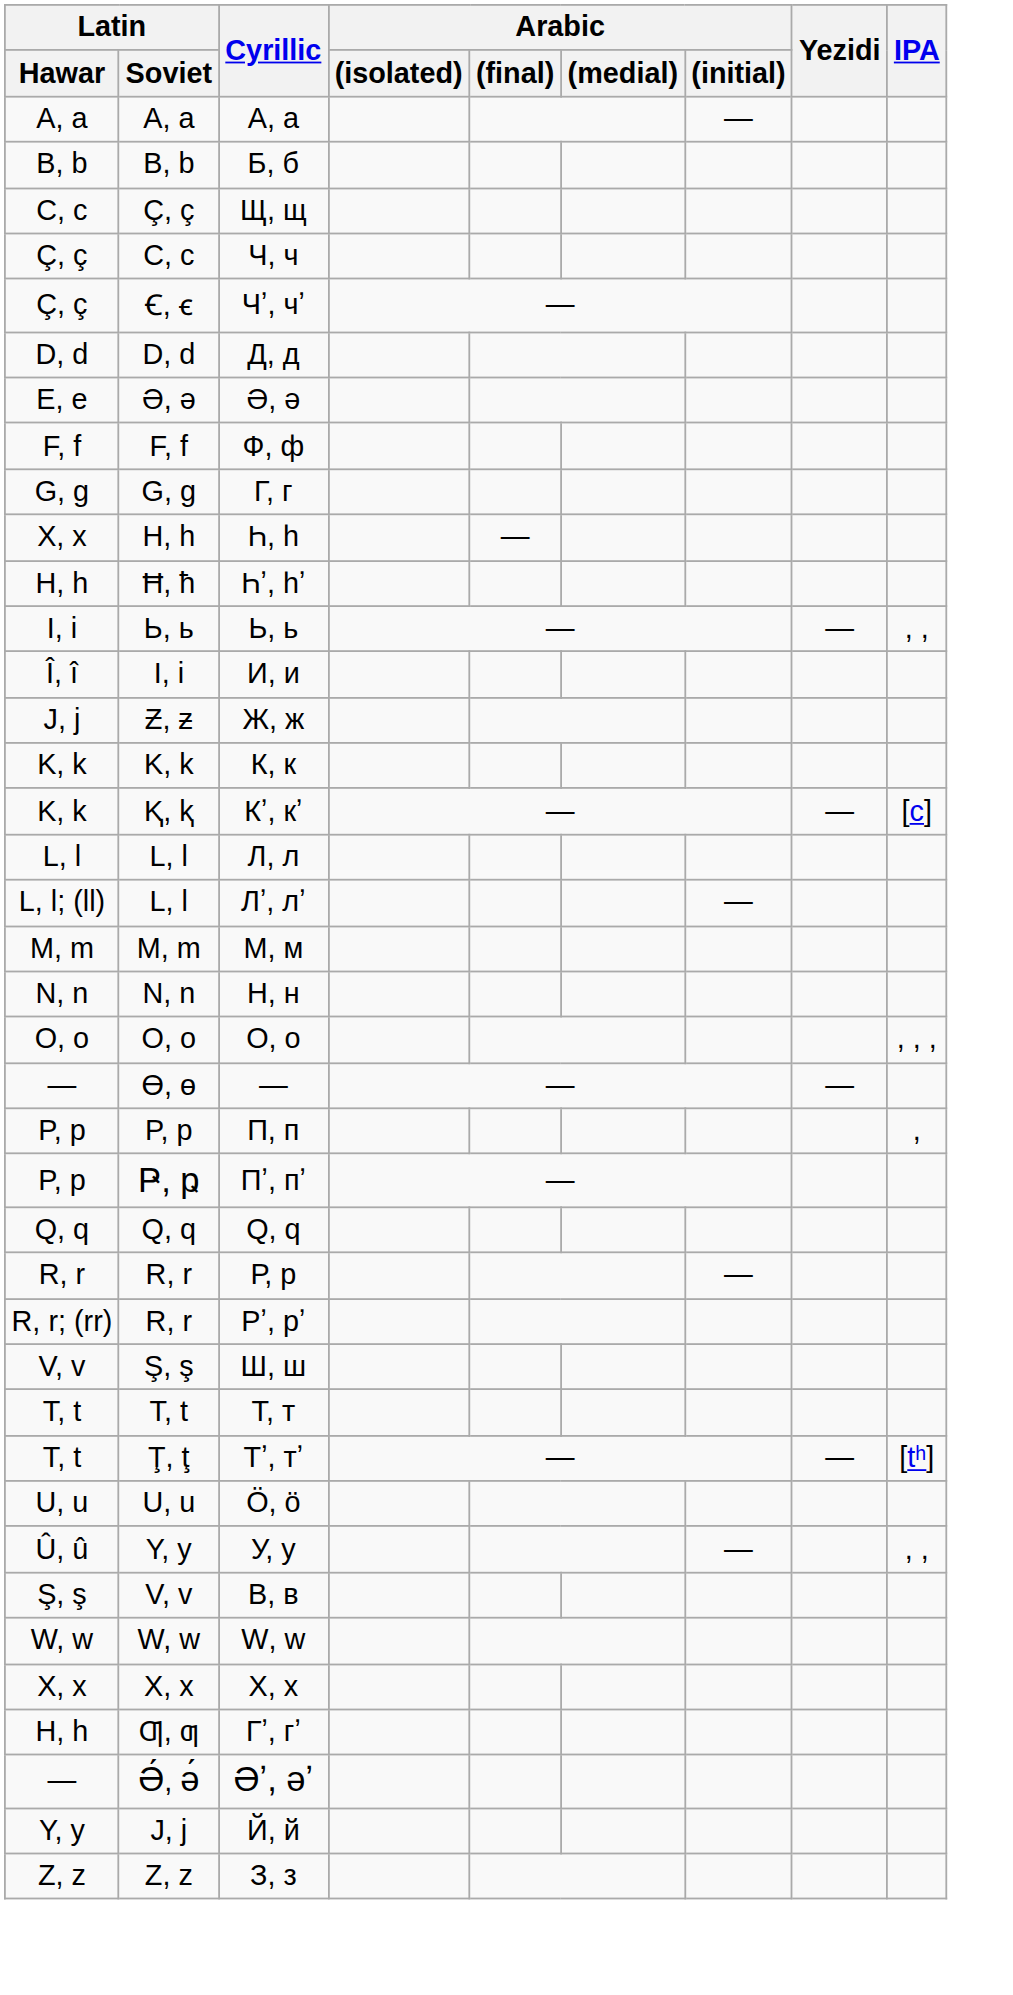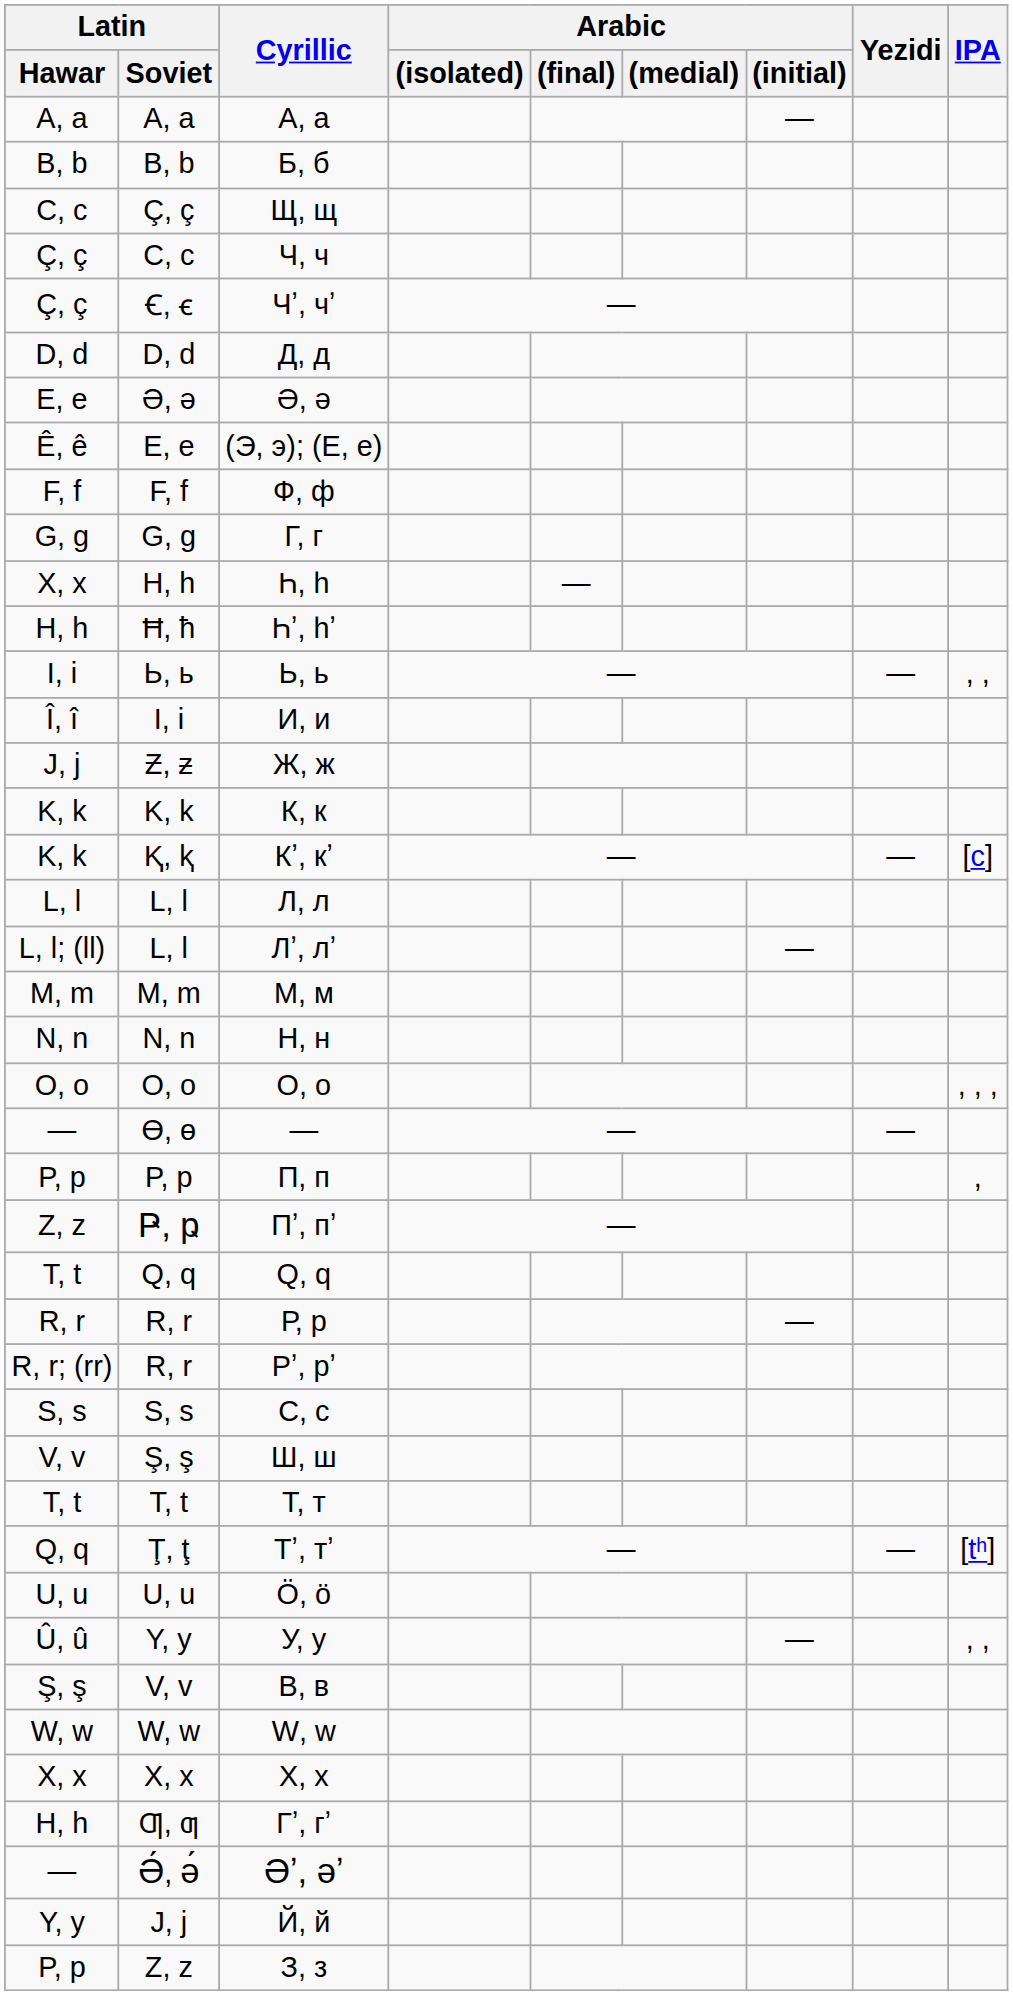+ row: (304, 445)
(62, 1180) P, p -> (62, 1225) Z, z
(62, 1229) Q, q -> (62, 1274) T, t
+ row: (304, 1411)
(62, 1457) T, t -> (62, 1549) Q, q
(62, 1875) Z, z -> (62, 1967) P, p
